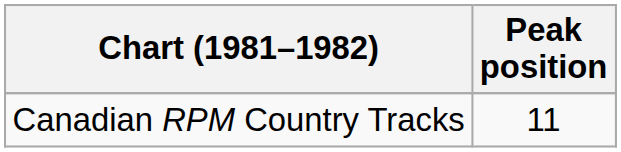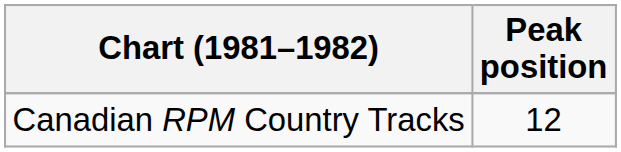(544, 119) 11 -> (544, 119) 12
